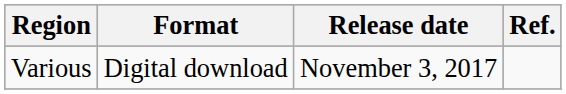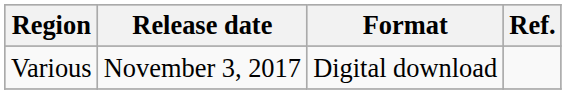columns swapped: (399, 25) <-> (196, 25)
